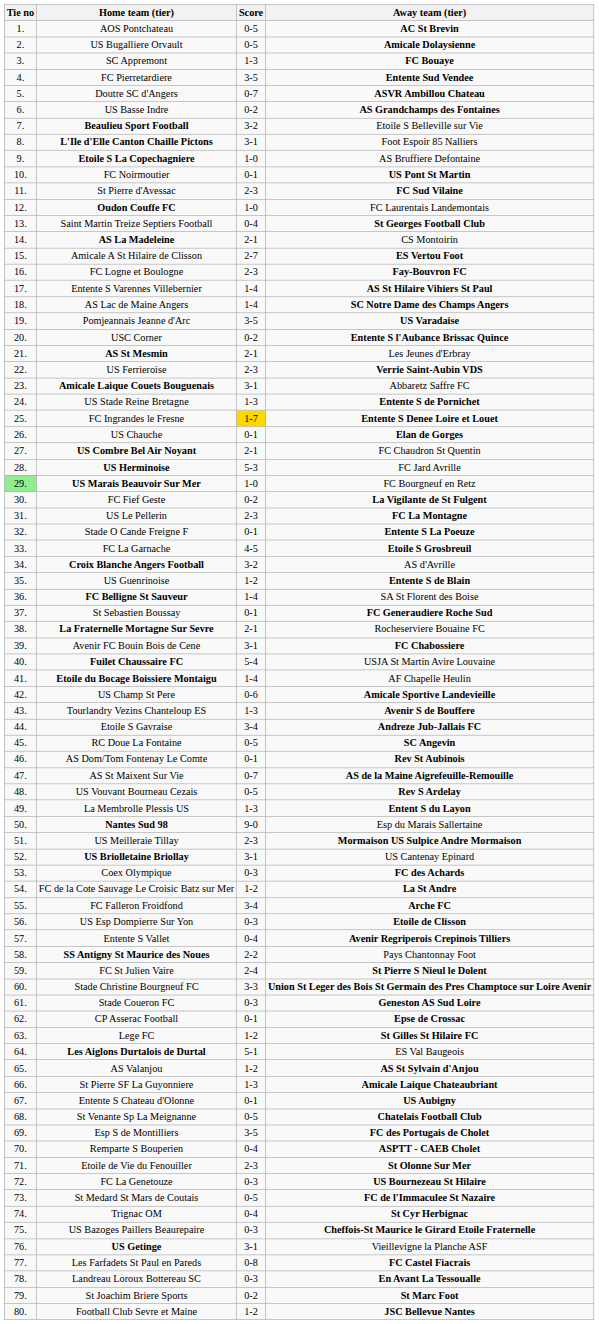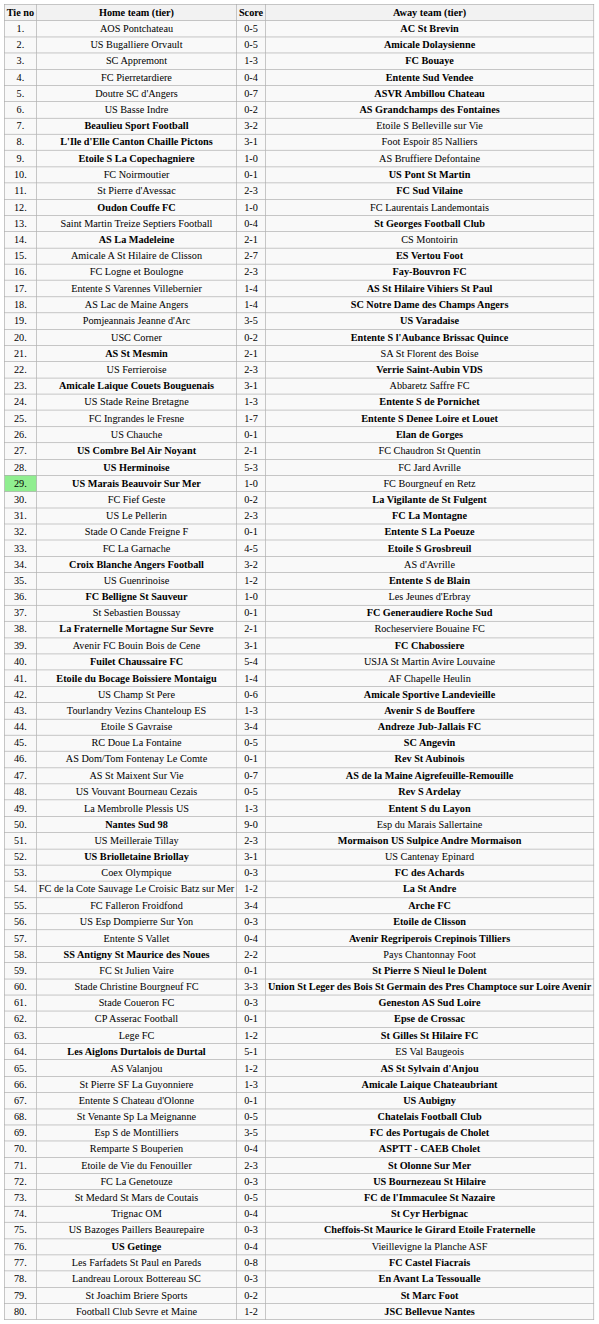(251, 77) 3-5 -> (251, 77) 0-4
(430, 353) Les Jeunes d'Erbray -> (430, 353) SA St Florent des Boise
(251, 418) gold background -> (251, 418) no background
(251, 597) 1-4 -> (251, 597) 1-0
(430, 597) SA St Florent des Boise -> (430, 597) Les Jeunes d'Erbray
(251, 970) 2-4 -> (251, 970) 0-1
(251, 1246) 3-1 -> (251, 1246) 0-4
